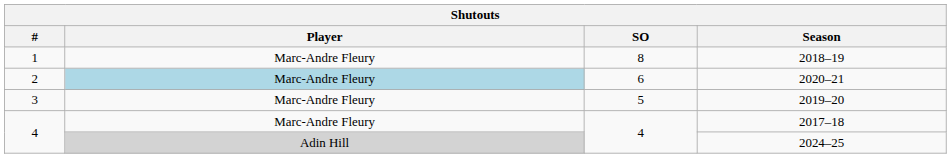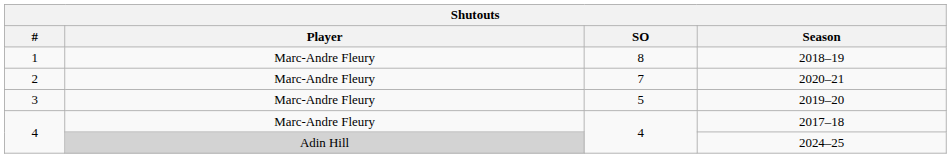(325, 79) lightblue background -> (325, 79) no background
(641, 79) 6 -> (641, 79) 7
